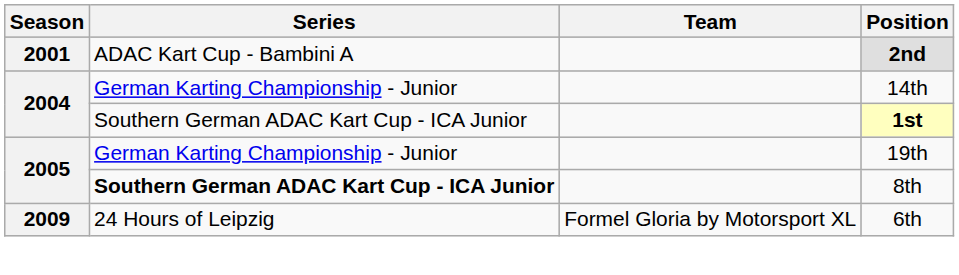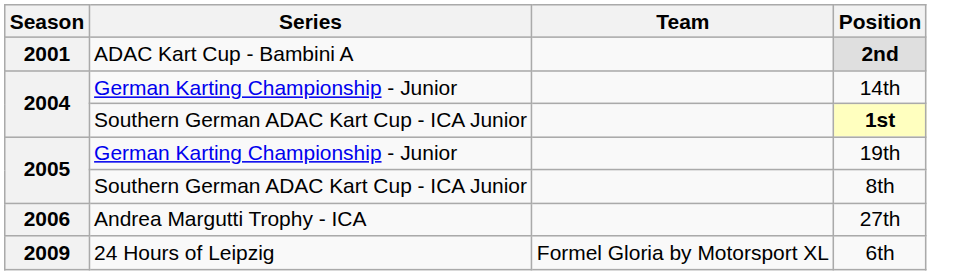(324, 186) bold -> (311, 186) normal
+ row: (880, 219)
